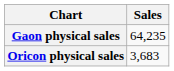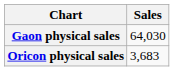(148, 35) 64,235 -> (148, 35) 64,030
